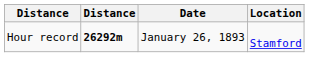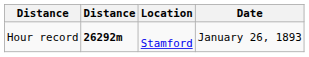columns swapped: (193, 13) <-> (276, 13)
